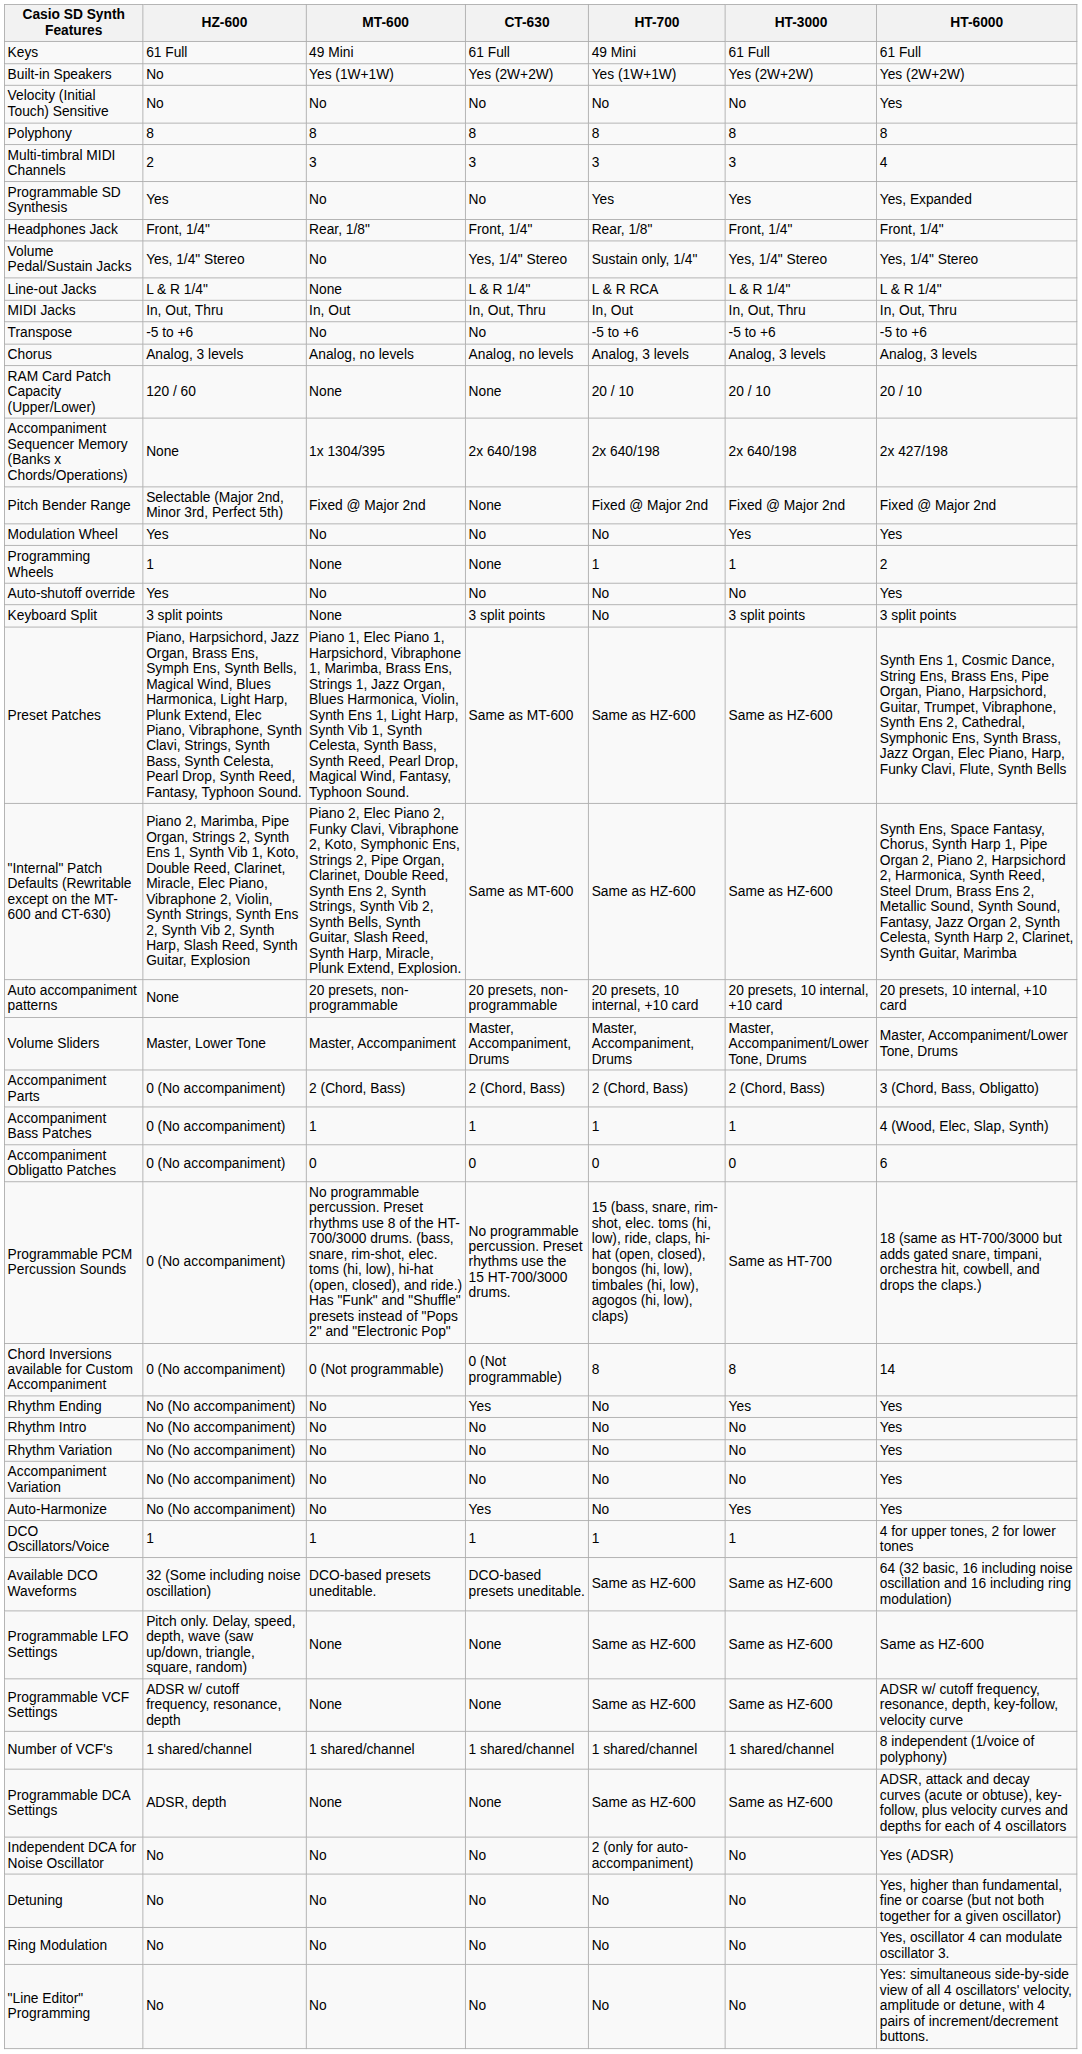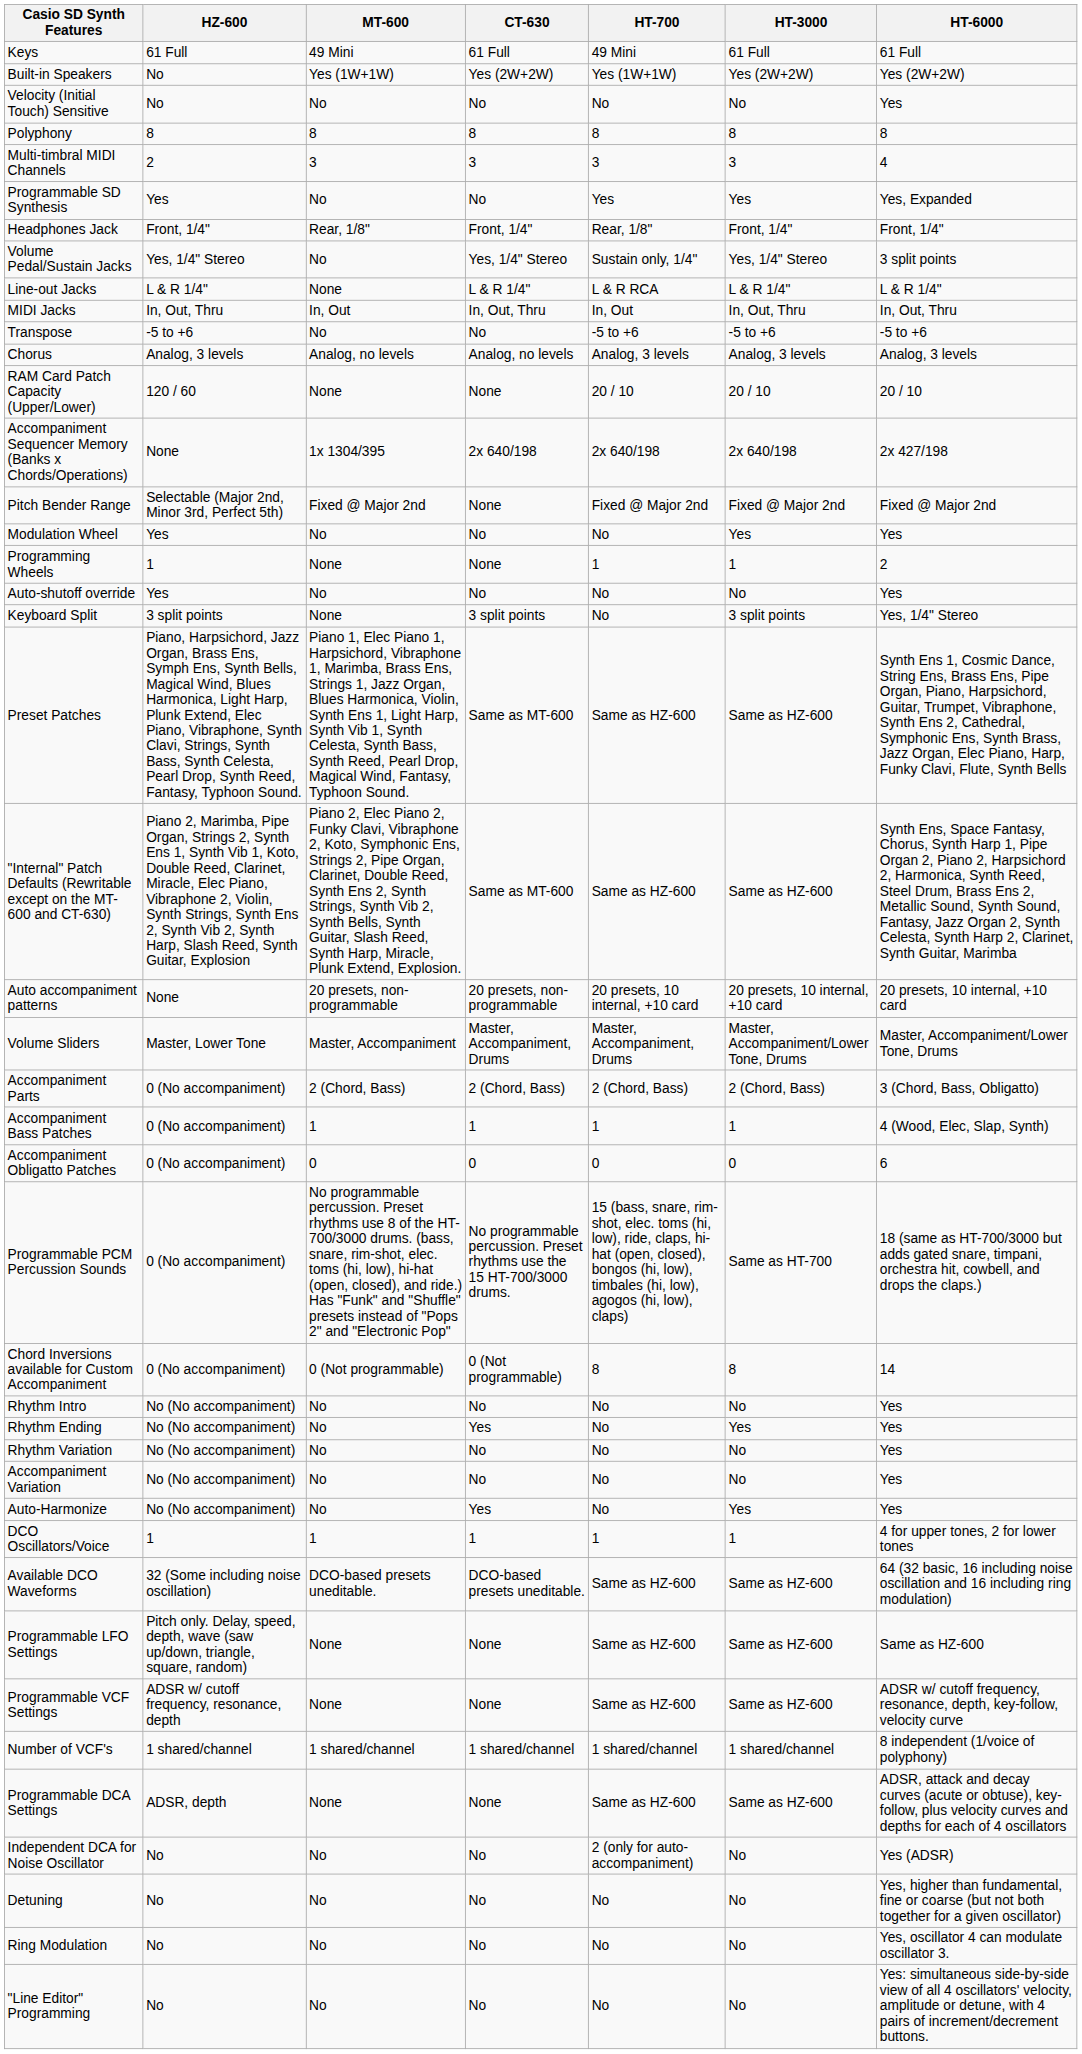(929, 259) Yes, 1/4" Stereo -> (918, 259) 3 split points
(918, 615) 3 split points -> (929, 615) Yes, 1/4" Stereo
rows swapped: (47, 1428) <-> (55, 1406)
